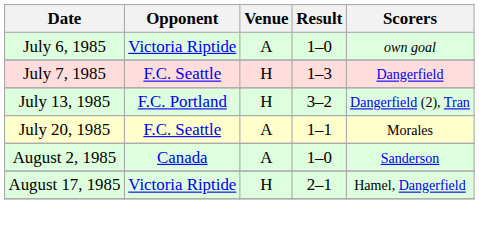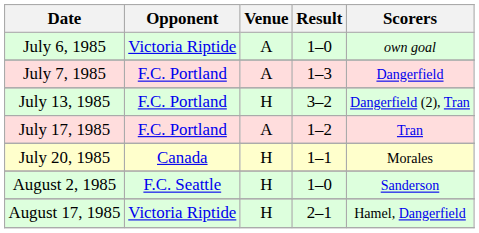(182, 74) F.C. Seattle -> (182, 74) F.C. Portland
(266, 74) H -> (266, 74) A
+ row: (64, 129)
(182, 129) F.C. Seattle -> (182, 157) Canada
(266, 129) A -> (266, 157) H
(182, 157) Canada -> (182, 185) F.C. Seattle
(266, 157) A -> (266, 185) H
